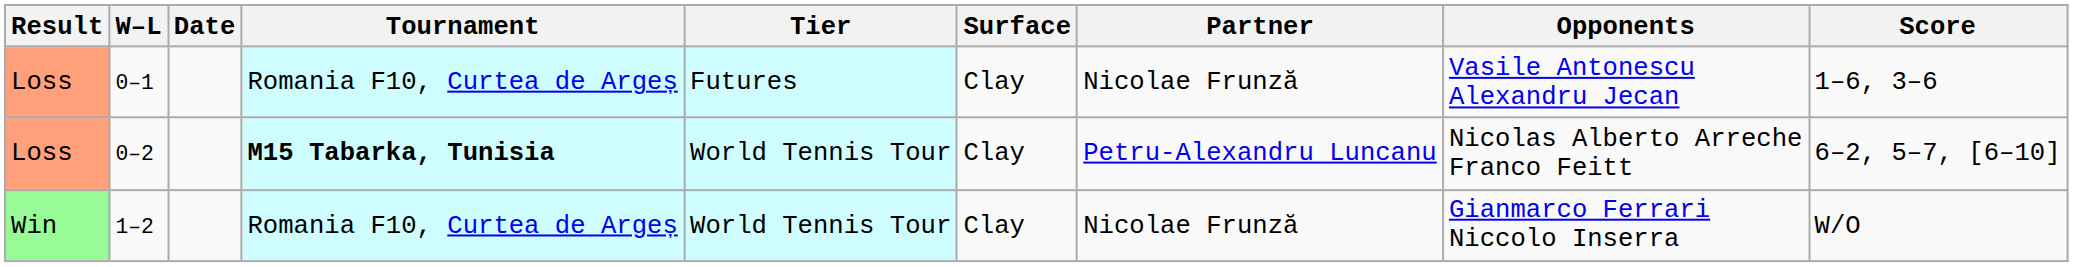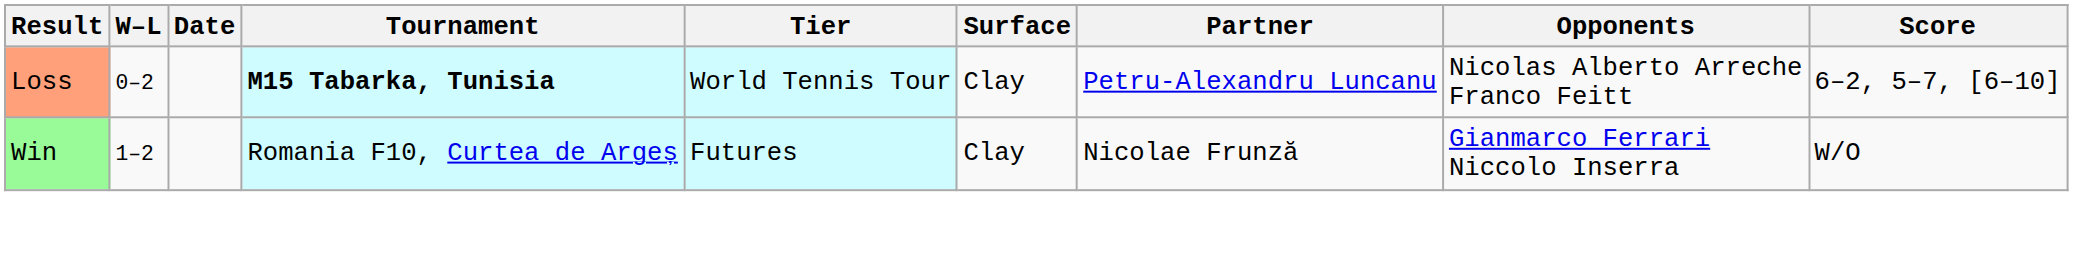- row: (135, 83)
(821, 225) World Tennis Tour -> (744, 154) Futures
